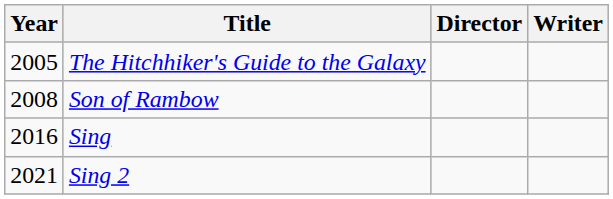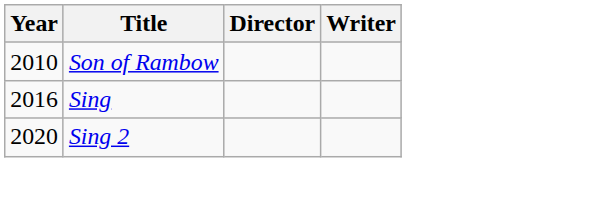- row: (247, 61)
(34, 99) 2008 -> (34, 61) 2010
(34, 174) 2021 -> (34, 136) 2020
